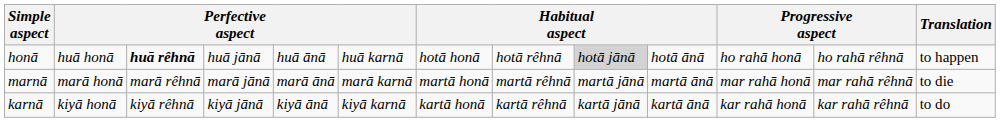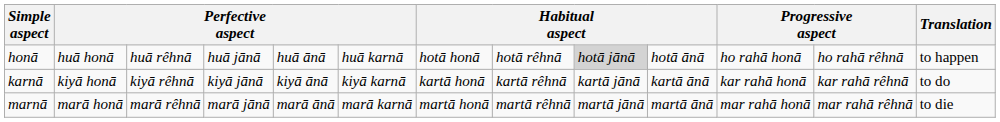(162, 57) bold -> (161, 57) normal
rows swapped: (25, 104) <-> (28, 81)
